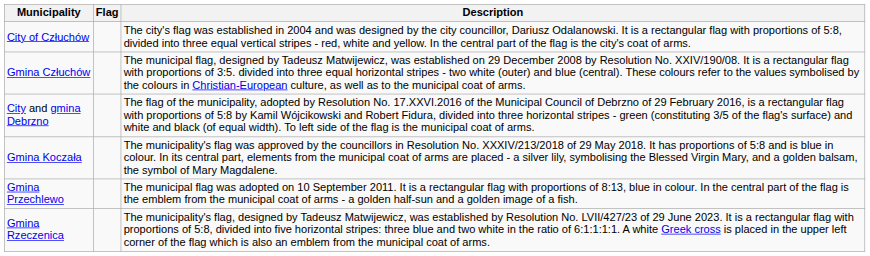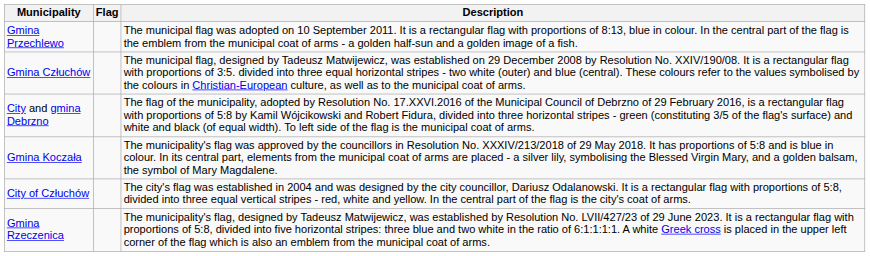rows swapped: (48, 36) <-> (35, 193)
